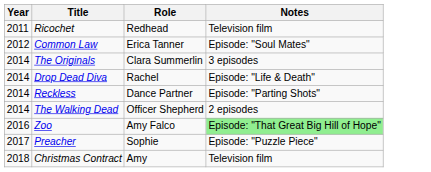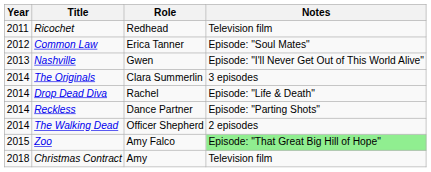+ row: (55, 61)
(18, 126) 2016 -> (18, 142) 2015
- row: (55, 142)
